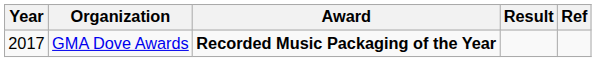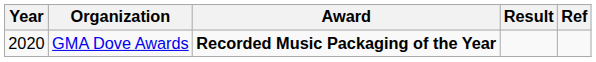(26, 43) 2017 -> (26, 43) 2020
